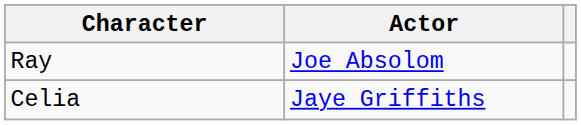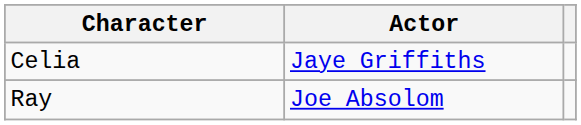rows swapped: (45, 100) <-> (31, 62)
